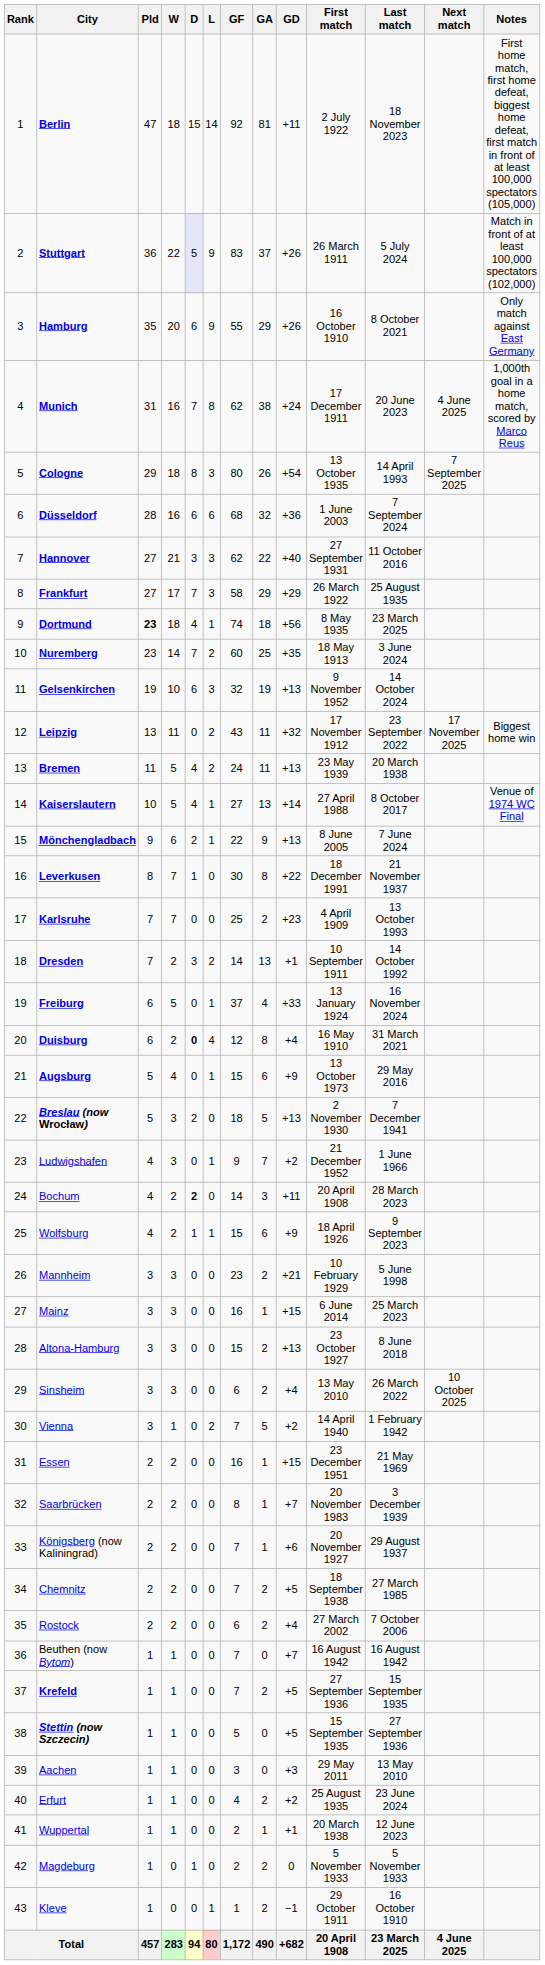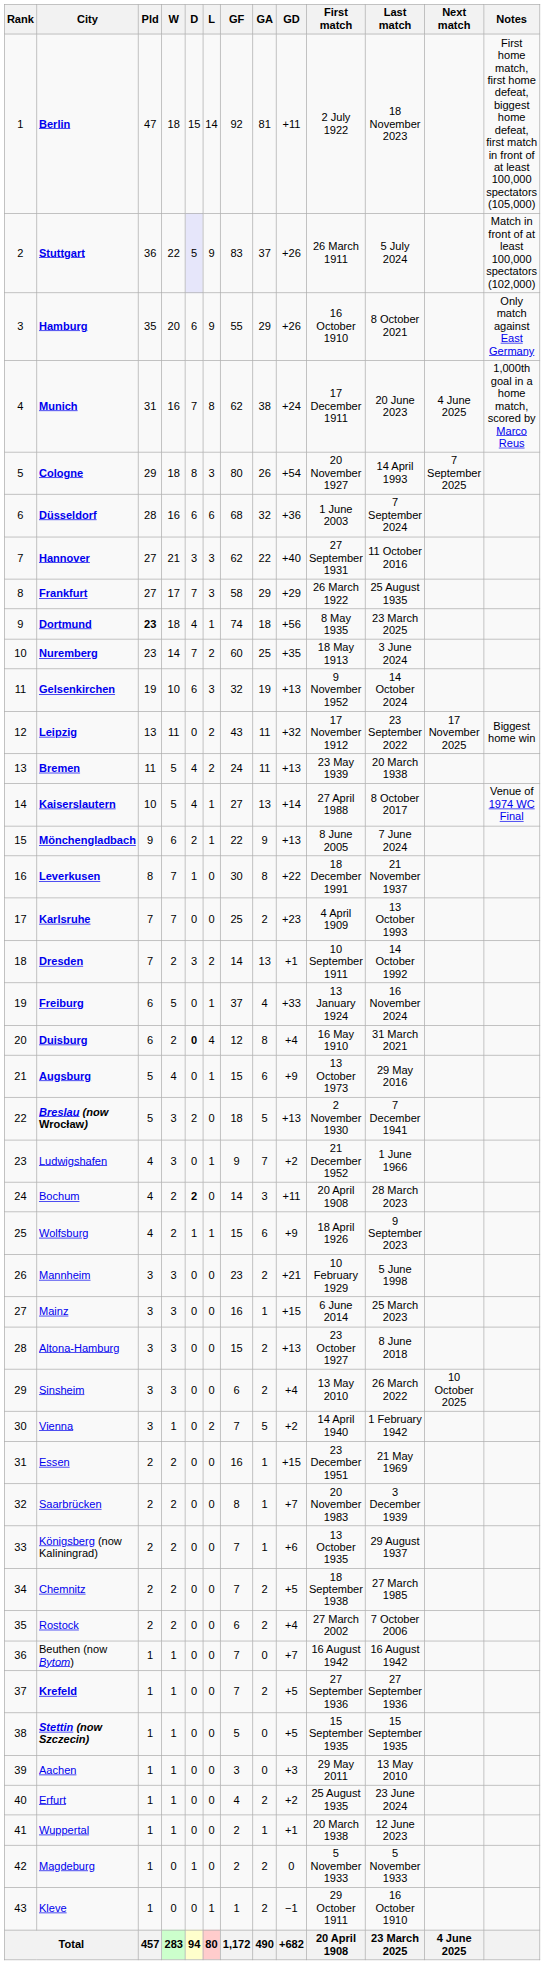(336, 473) 13 October 1935 -> (336, 473) 20 November 1927
(336, 1547) 20 November 1927 -> (336, 1547) 13 October 1935
(395, 1691) 15 September 1935 -> (395, 1691) 27 September 1936
(395, 1734) 27 September 1936 -> (395, 1734) 15 September 1935
